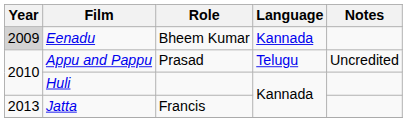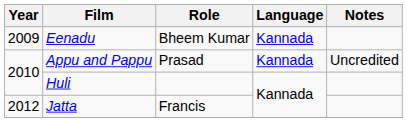(24, 38) lightgrey background -> (24, 38) no background
(277, 60) Telugu -> (285, 60) Kannada
(24, 106) 2013 -> (24, 106) 2012
